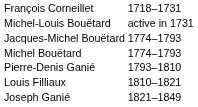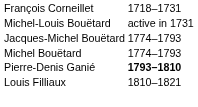(154, 68) normal -> (154, 68) bold
- row: (37, 97)
